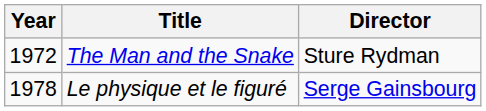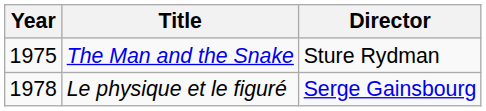(33, 55) 1972 -> (33, 55) 1975
